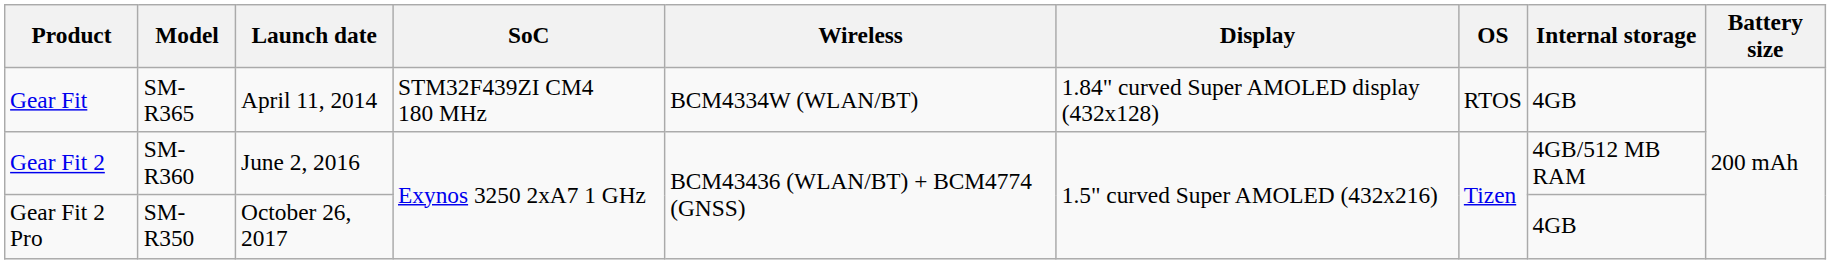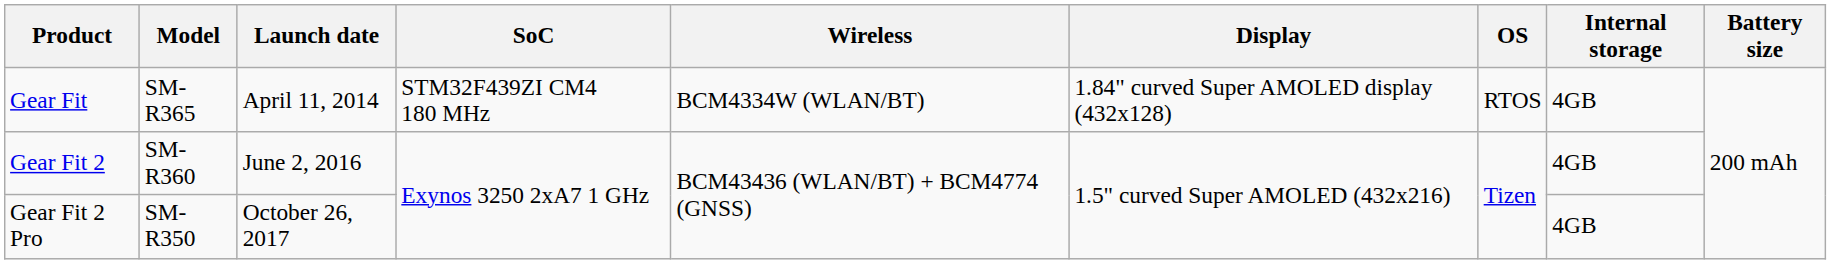(1596, 162) 4GB/512 MB RAM -> (1574, 162) 4GB
